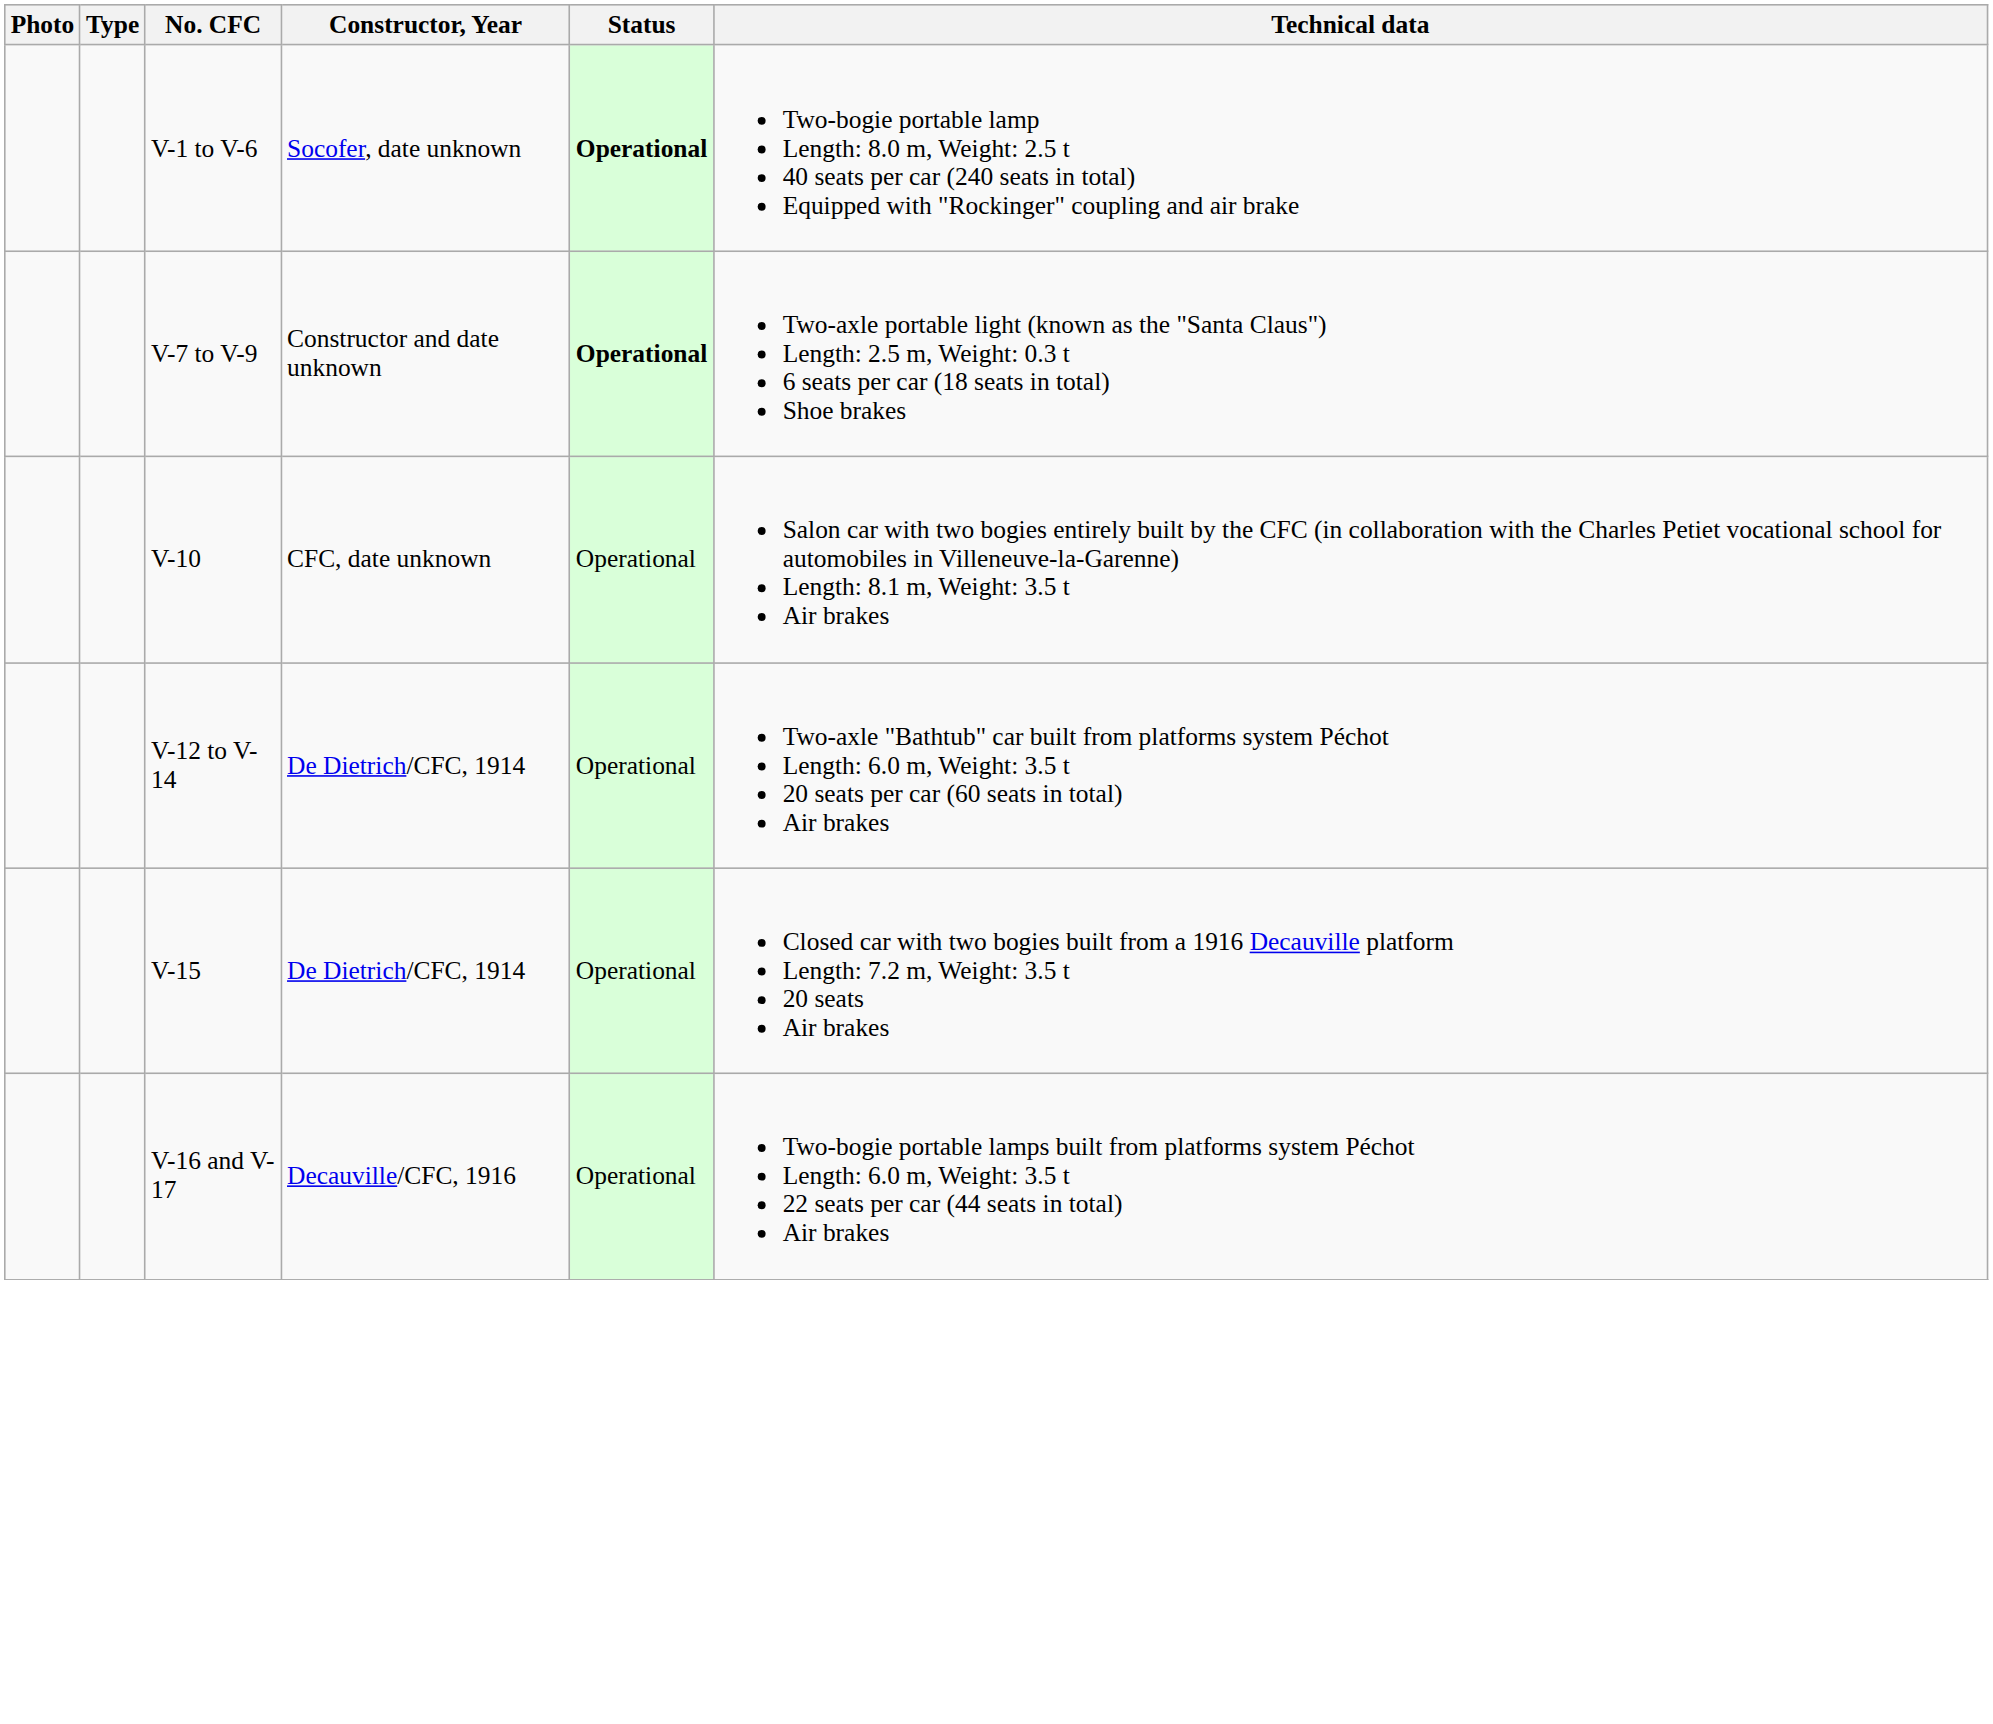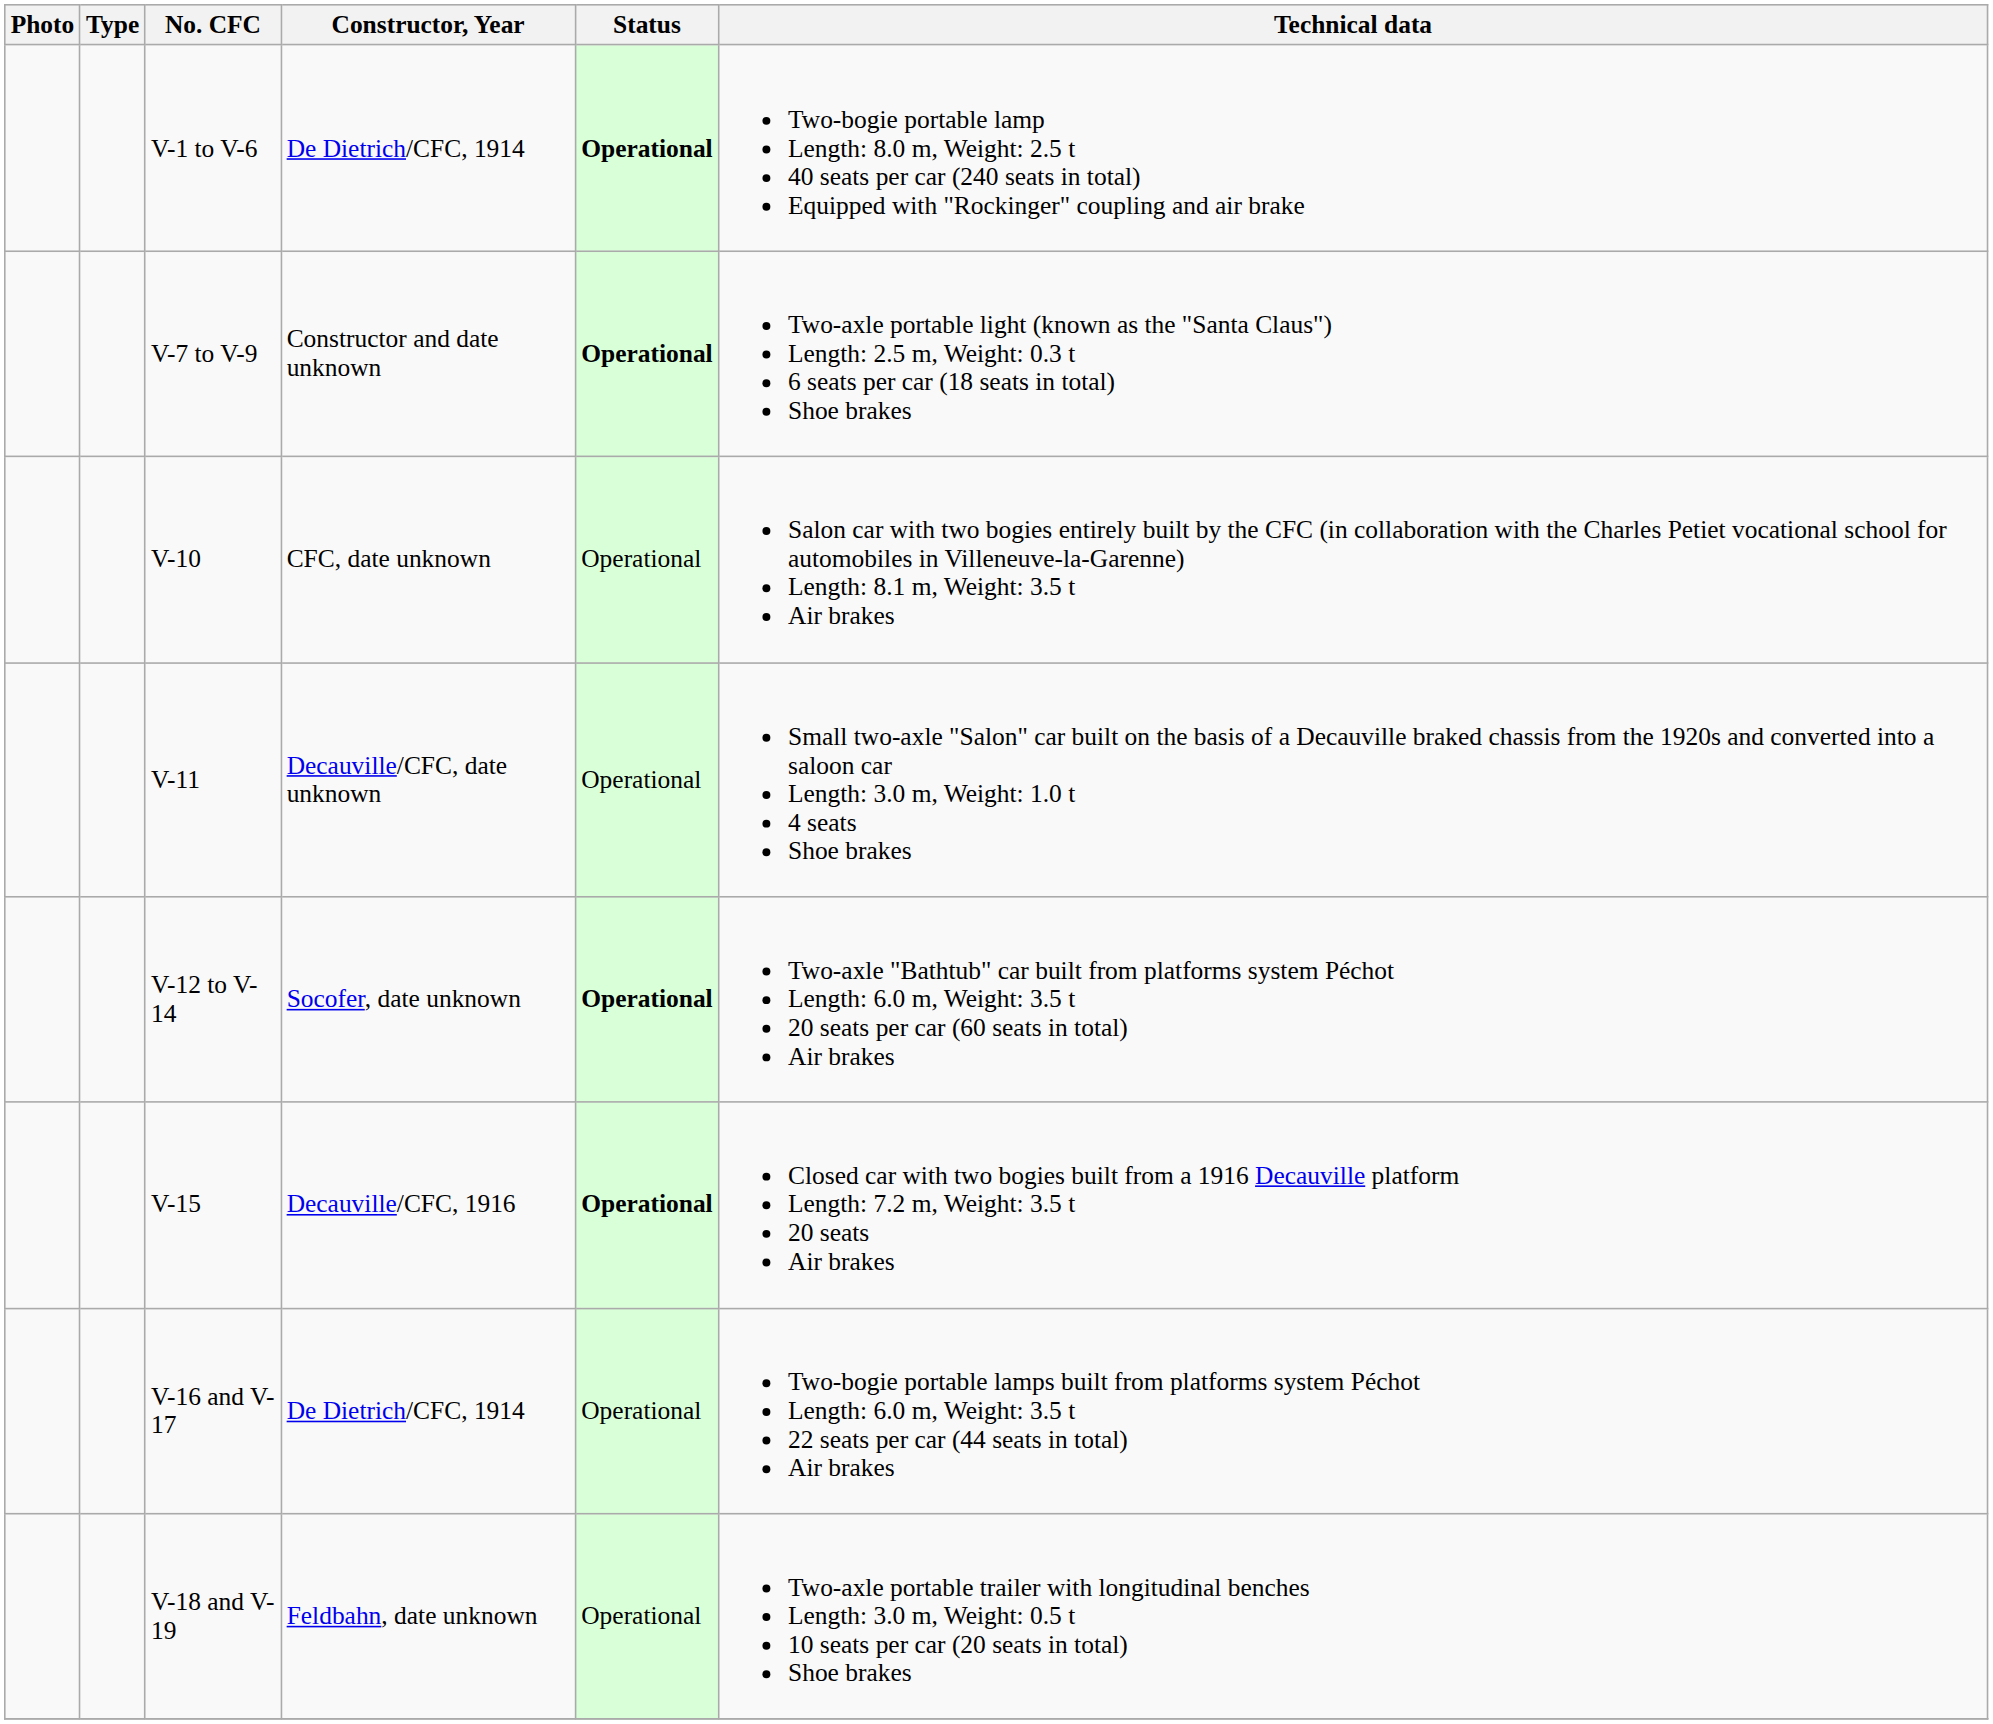(404, 147) Socofer, date unknown -> (406, 147) De Dietrich/CFC, 1914
+ row: (175, 779)
(406, 764) De Dietrich/CFC, 1914 -> (404, 999) Socofer, date unknown
(636, 764) normal -> (647, 999) bold
(406, 970) De Dietrich/CFC, 1914 -> (401, 1204) Decauville/CFC, 1916
(636, 970) normal -> (647, 1204) bold
(401, 1176) Decauville/CFC, 1916 -> (406, 1410) De Dietrich/CFC, 1914
+ row: (213, 1616)
